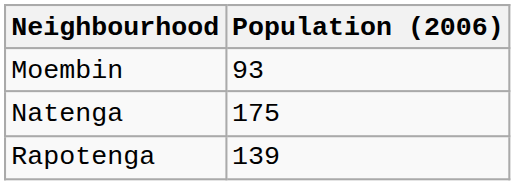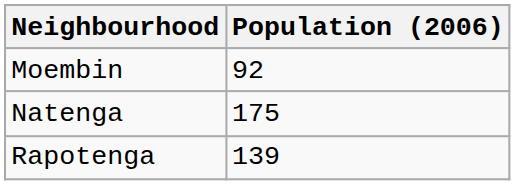(248, 70) 93 -> (248, 70) 92
